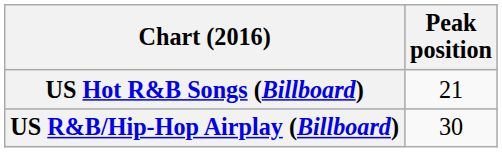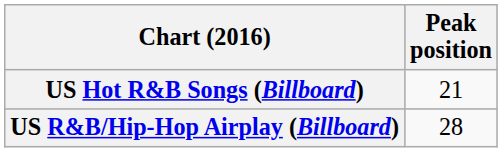(451, 127) 30 -> (451, 127) 28
